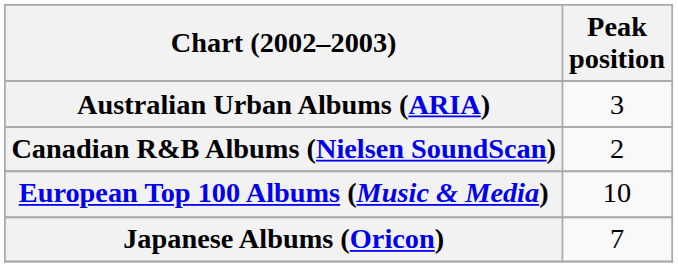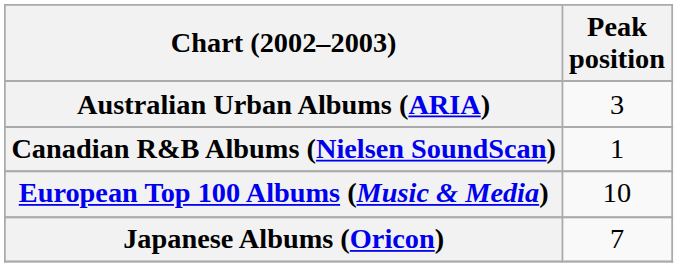(617, 148) 2 -> (617, 148) 1
